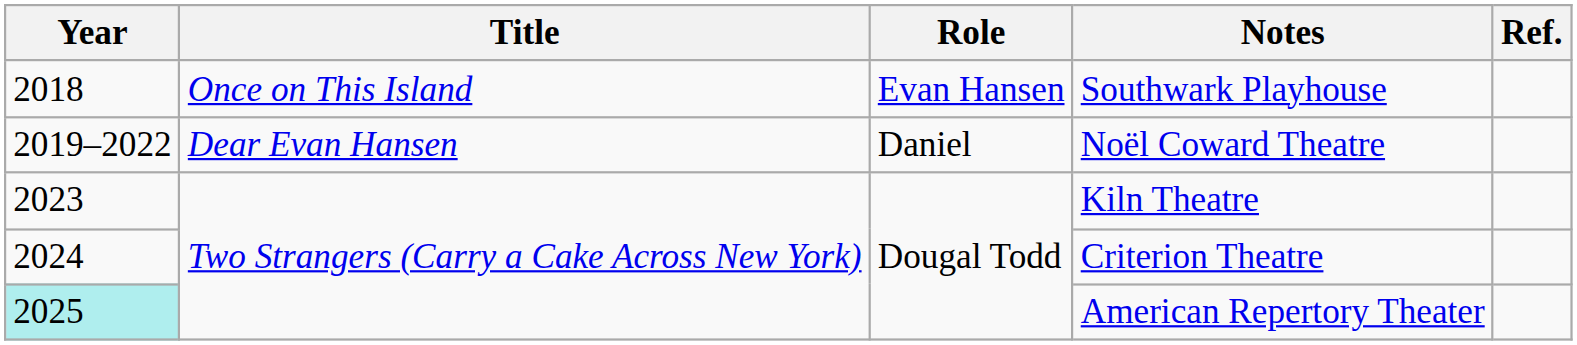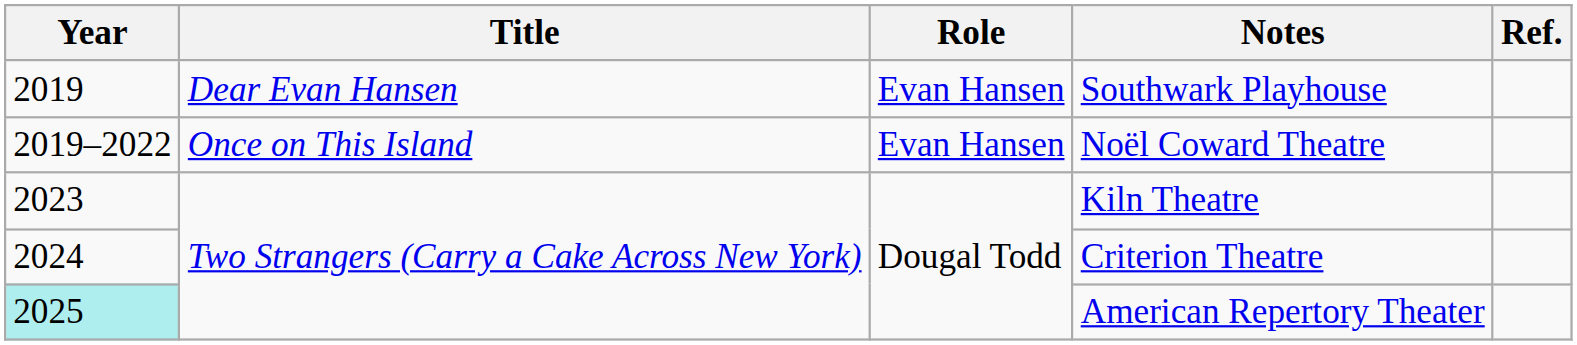(48, 88) 2018 -> (48, 88) 2019
(330, 88) Once on This Island -> (323, 88) Dear Evan Hansen
(323, 144) Dear Evan Hansen -> (330, 144) Once on This Island
(925, 144) Daniel -> (971, 144) Evan Hansen
